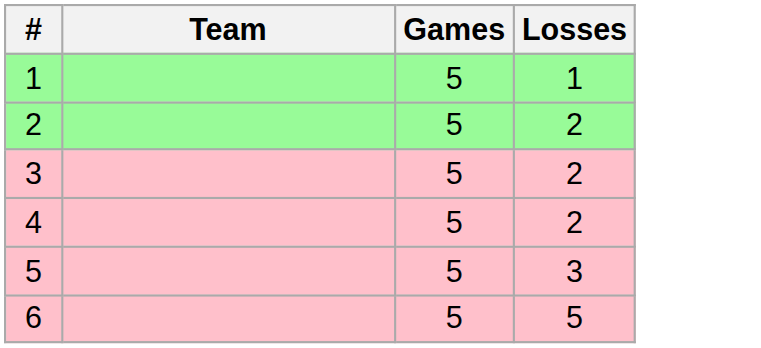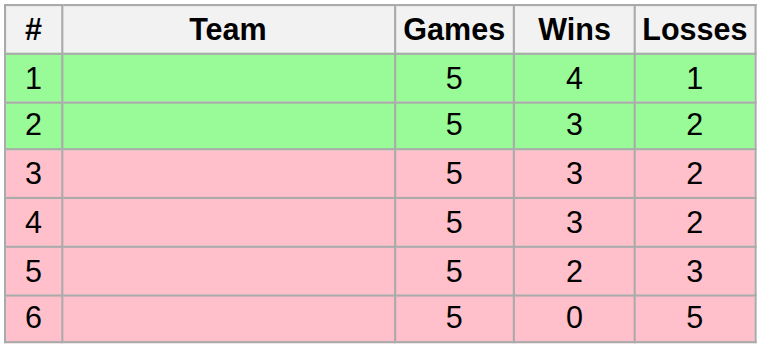+ column: (575, 30)
